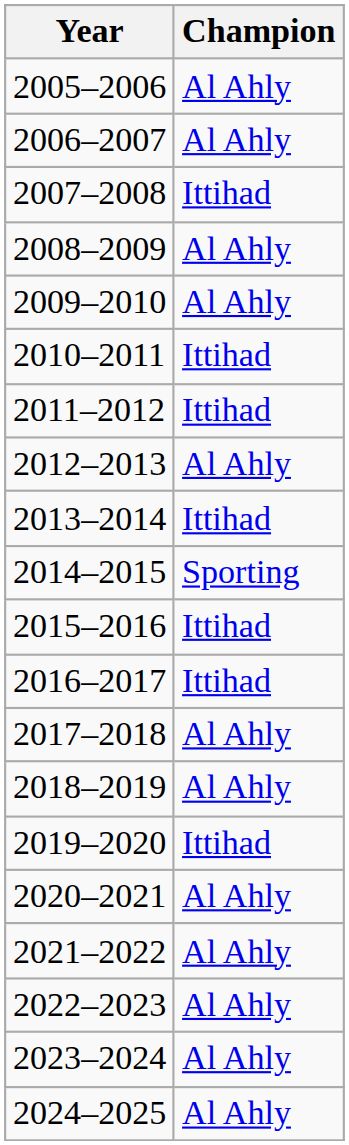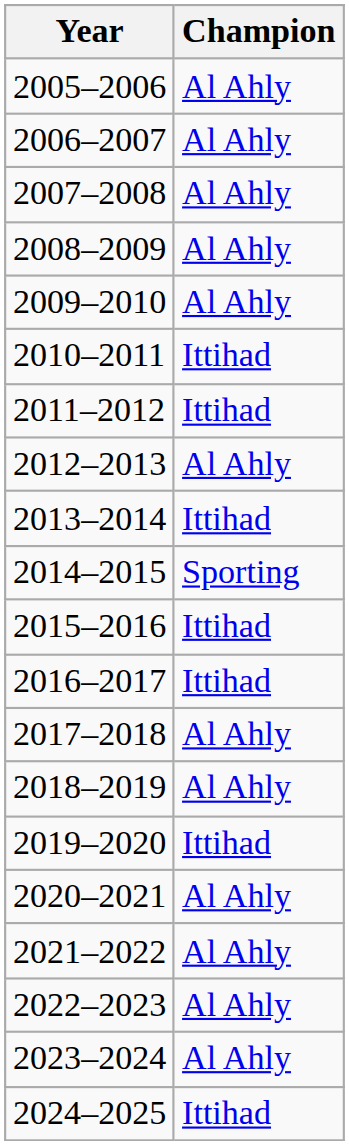(227, 193) Ittihad -> (237, 193) Al Ahly
(237, 1112) Al Ahly -> (227, 1112) Ittihad
